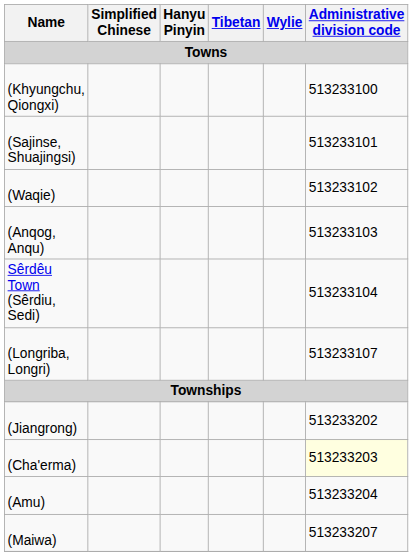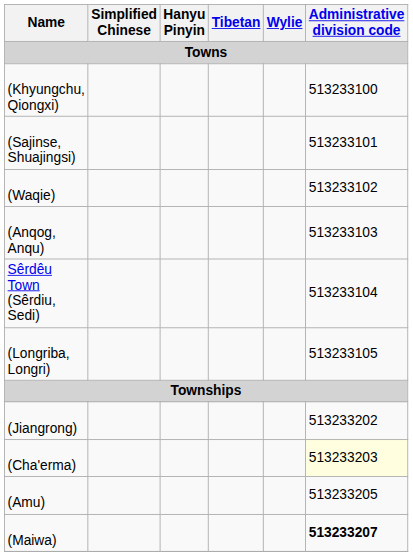(343, 353) 513233107 -> (343, 353) 513233105
(343, 495) 513233204 -> (343, 495) 513233205
(343, 532) normal -> (343, 532) bold
